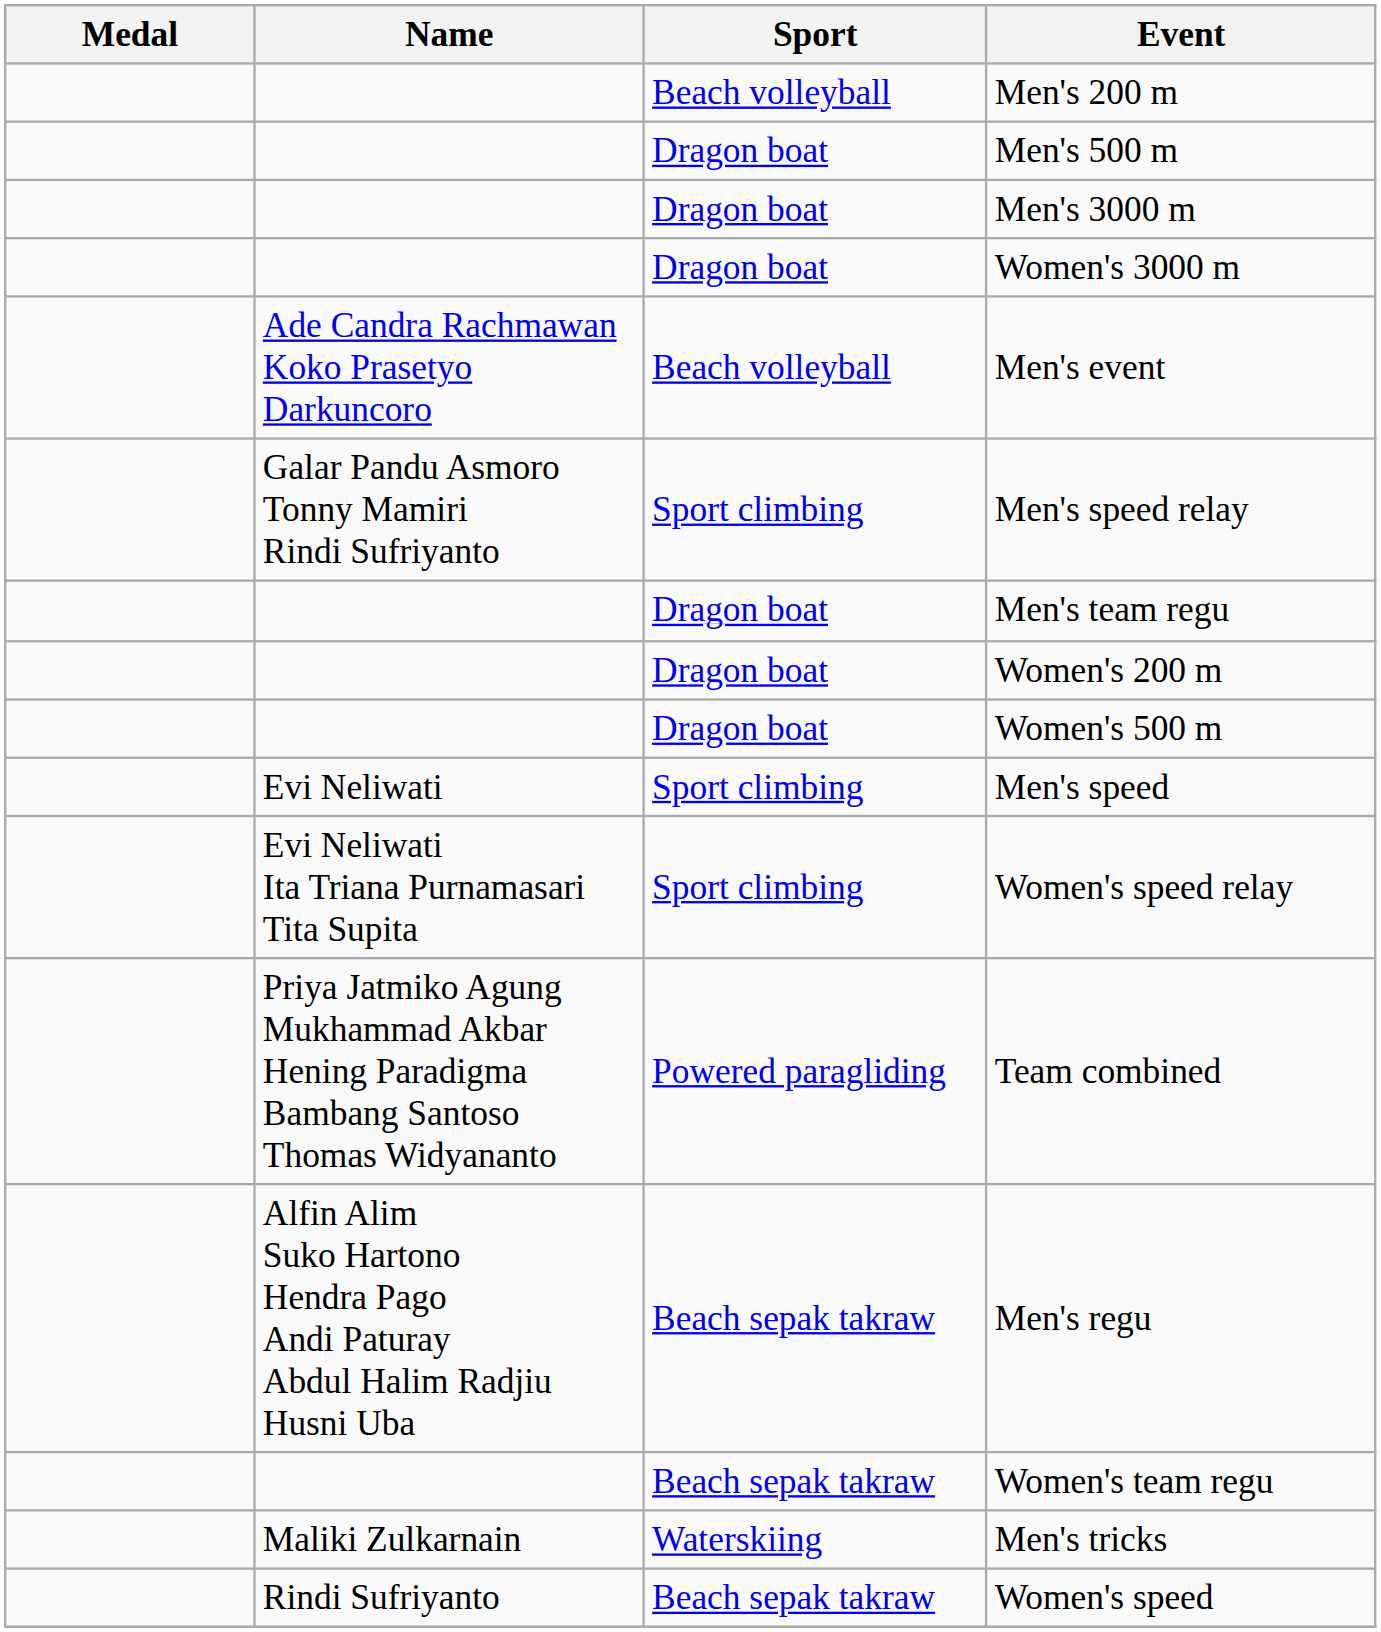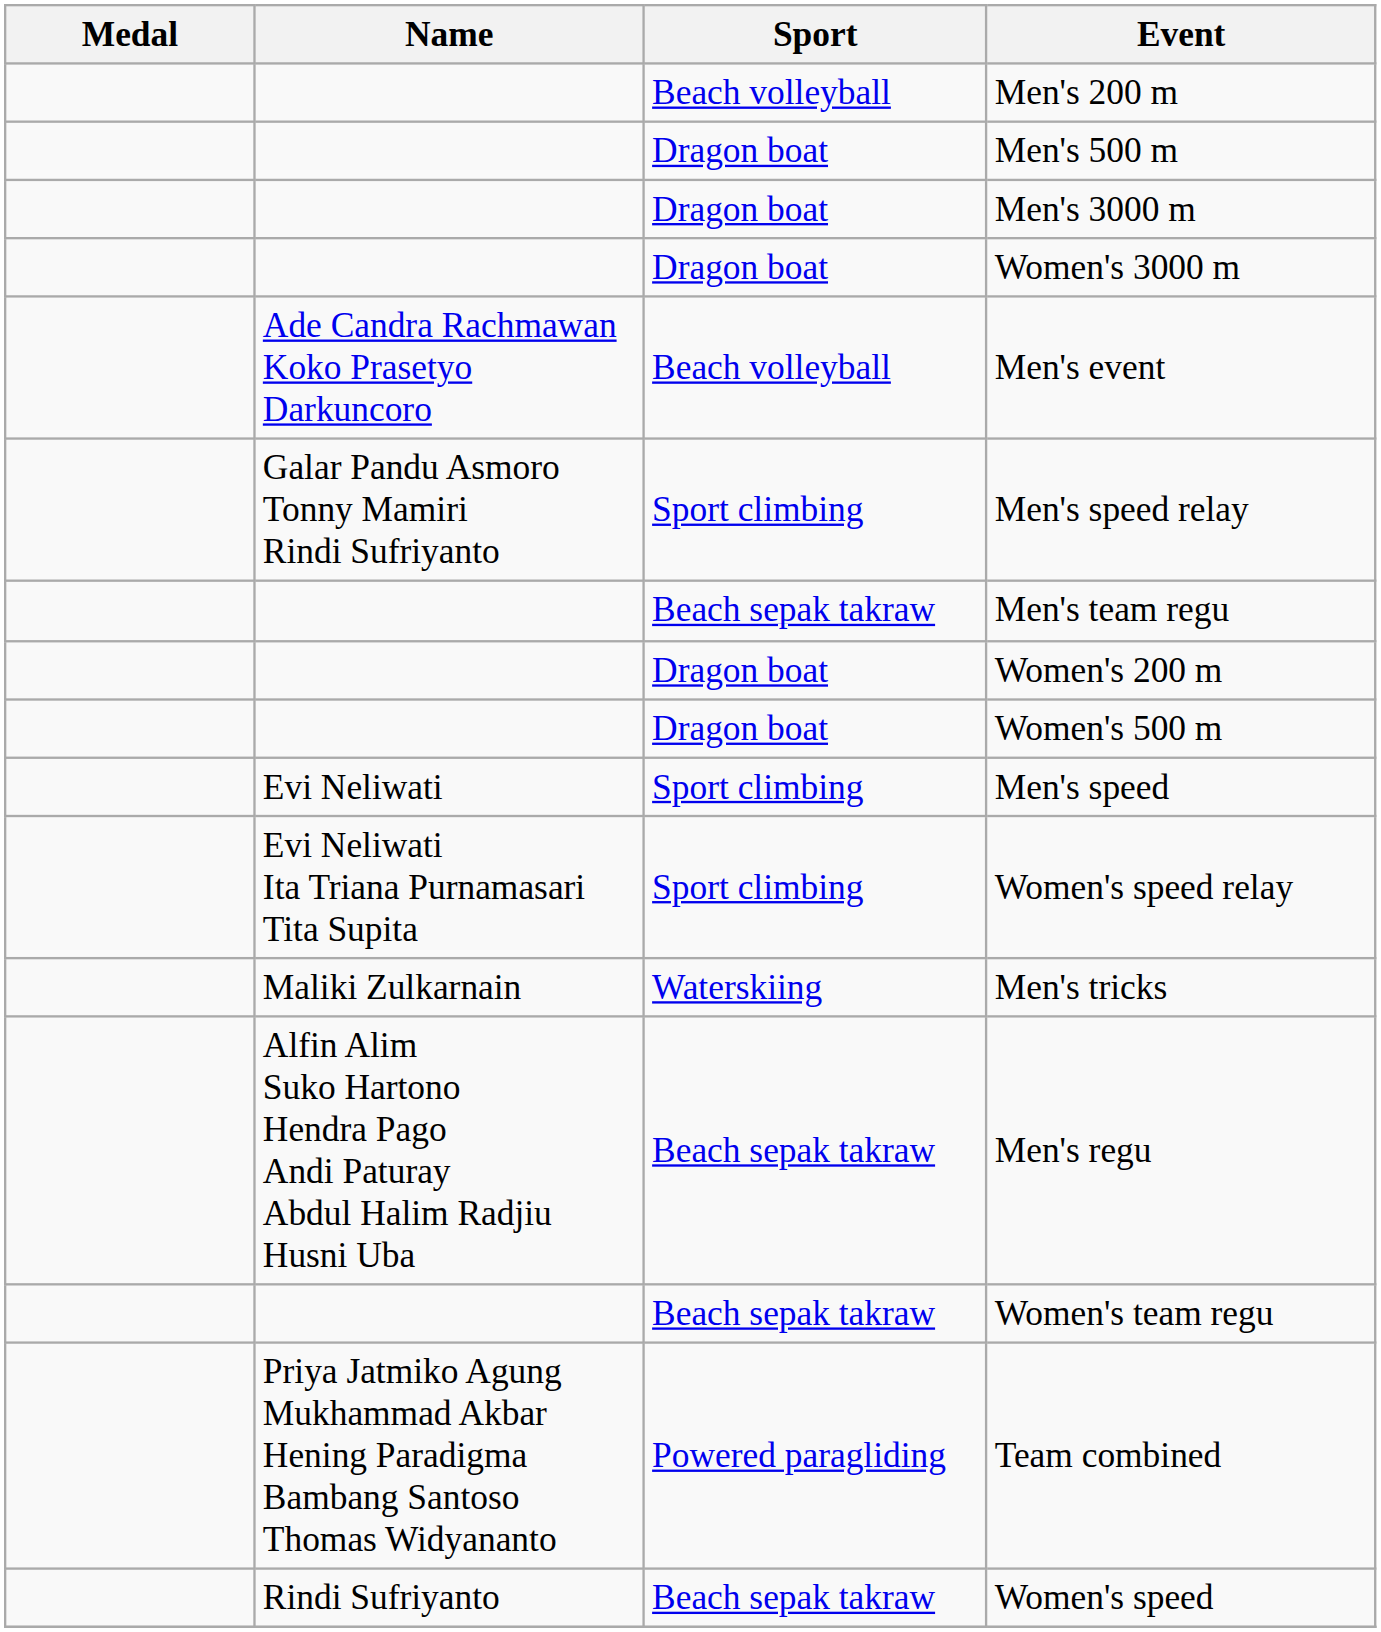(740, 610) Dragon boat -> (794, 610) Beach sepak takraw
rows swapped: (1081, 1538) <-> (1108, 1070)
